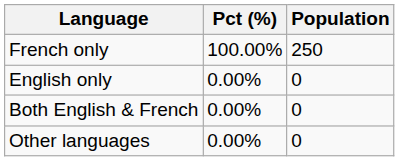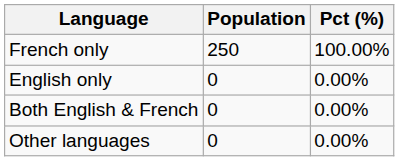columns swapped: (340, 19) <-> (245, 19)
